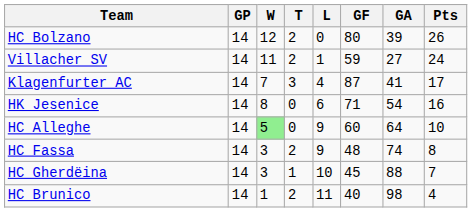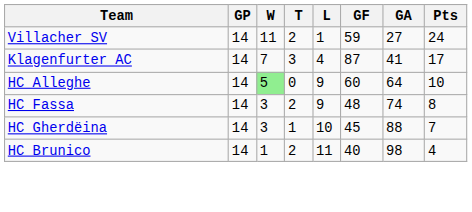- row: (49, 38)
- row: (53, 106)
